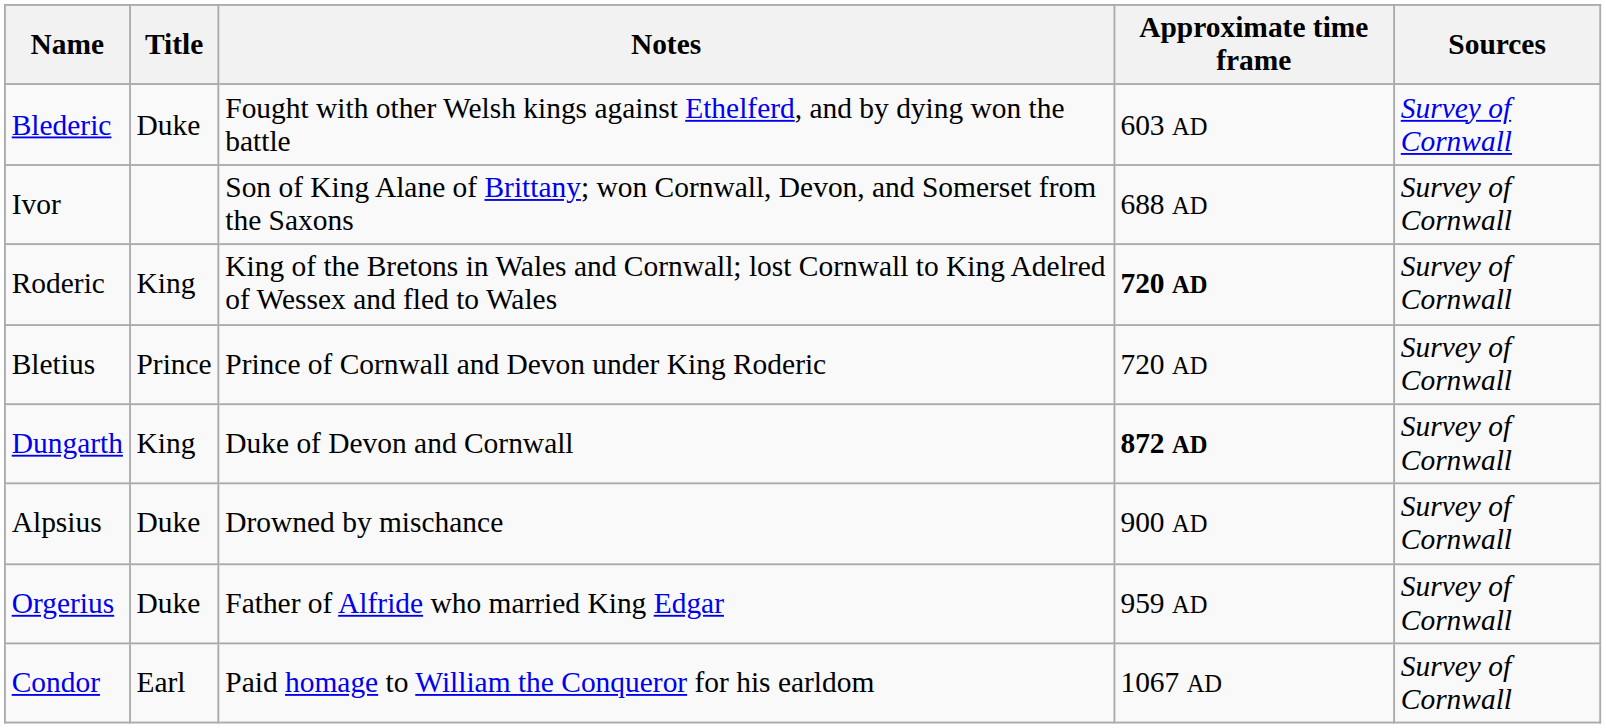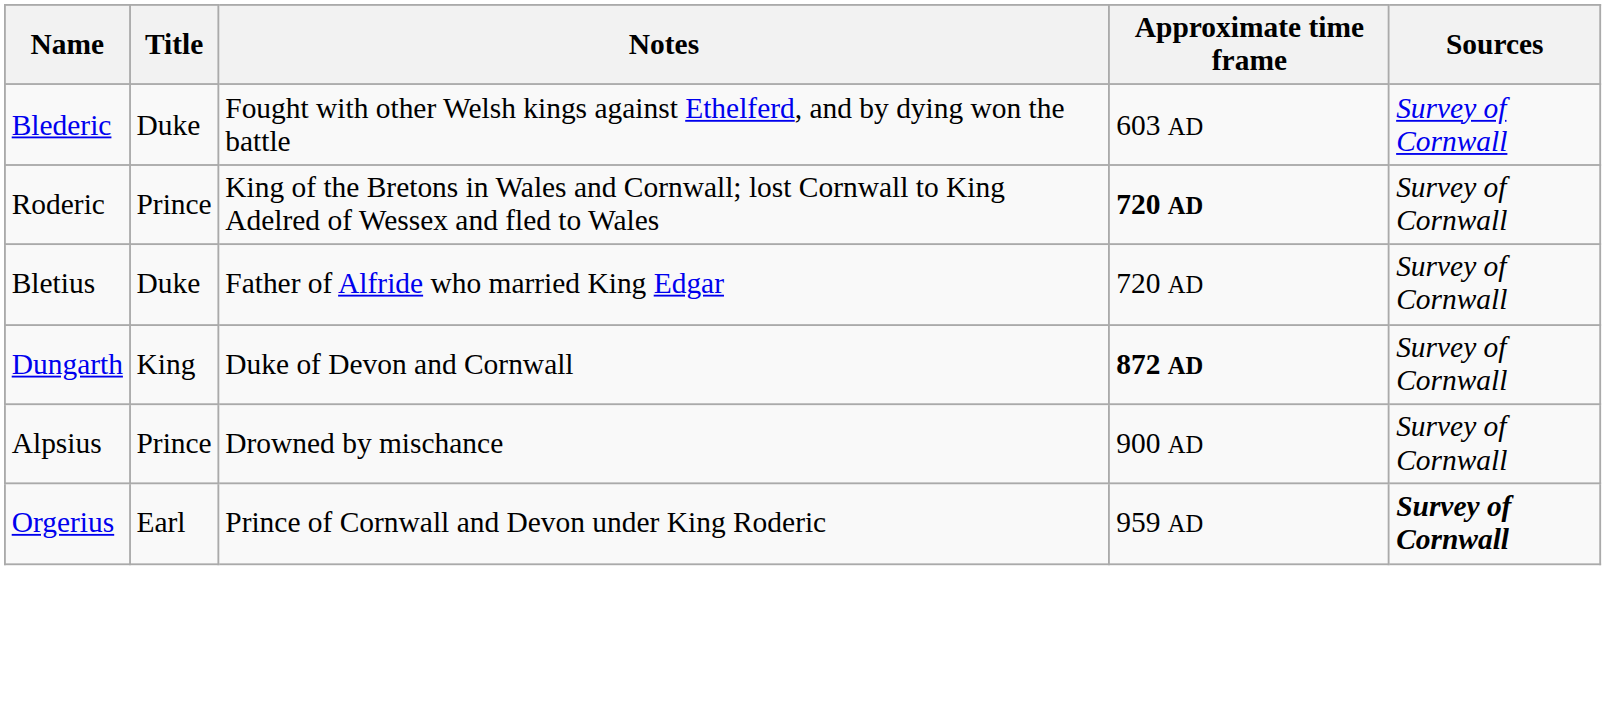- row: (36, 204)
(166, 283) King -> (174, 204) Prince
(174, 363) Prince -> (168, 283) Duke
(526, 363) Prince of Cornwall and Devon under King Roderic -> (475, 283) Father of Alfride who married King Edgar
(168, 523) Duke -> (174, 443) Prince
(168, 603) Duke -> (161, 523) Earl
(475, 603) Father of Alfride who married King Edgar -> (526, 523) Prince of Cornwall and Devon under King Roderic
(1456, 603) normal -> (1454, 523) bold
- row: (56, 682)
